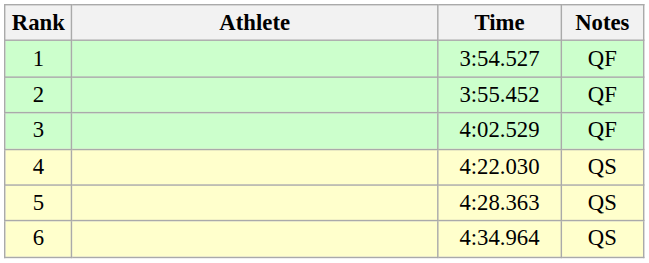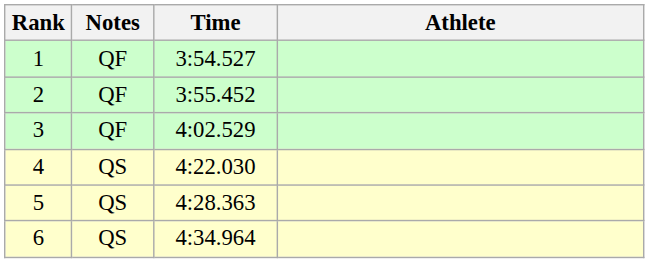columns swapped: (255, 22) <-> (602, 22)
